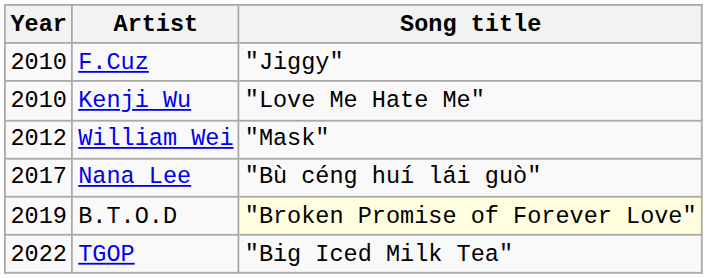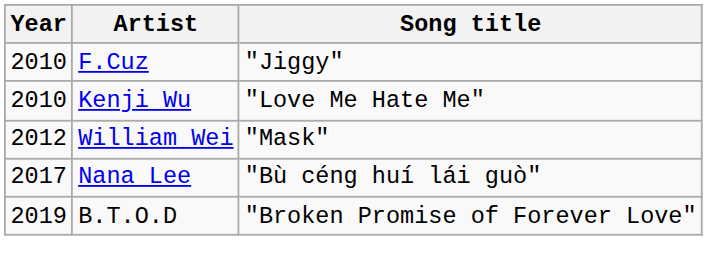(471, 216) lightyellow background -> (471, 216) no background
- row: (106, 254)
